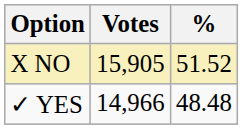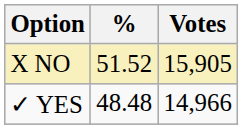columns swapped: (130, 24) <-> (204, 24)
